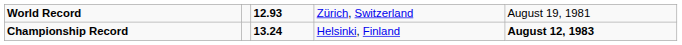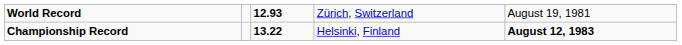(268, 31) 13.24 -> (268, 31) 13.22
